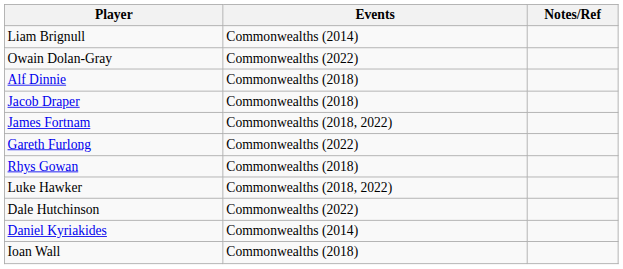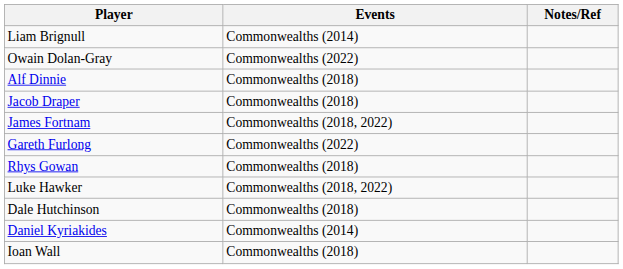(292, 209) Commonwealths (2022) -> (292, 209) Commonwealths (2018)
